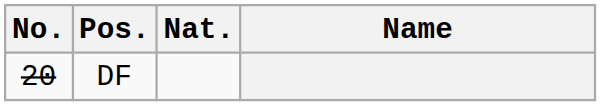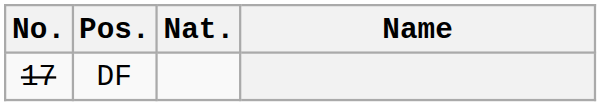(39, 77) 20 -> (39, 77) 17
